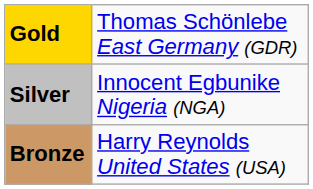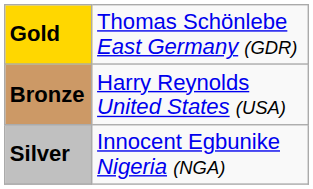rows swapped: (40, 94) <-> (47, 154)
